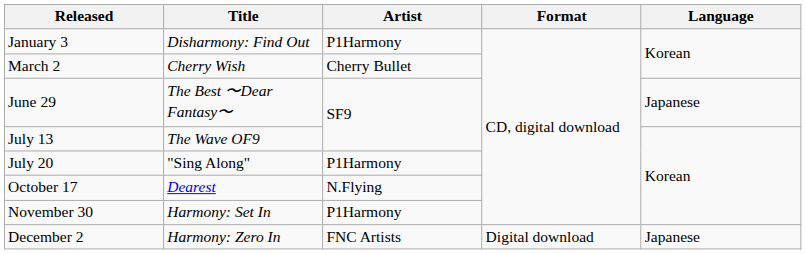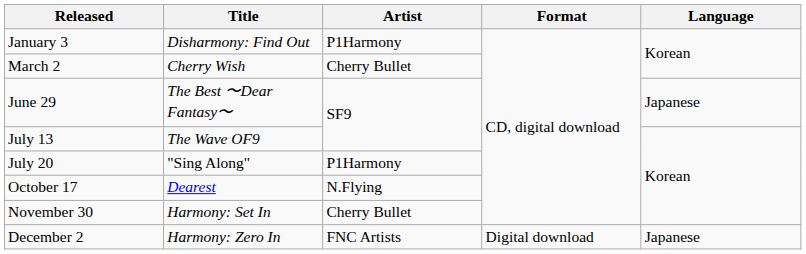(364, 212) P1Harmony -> (369, 212) Cherry Bullet
